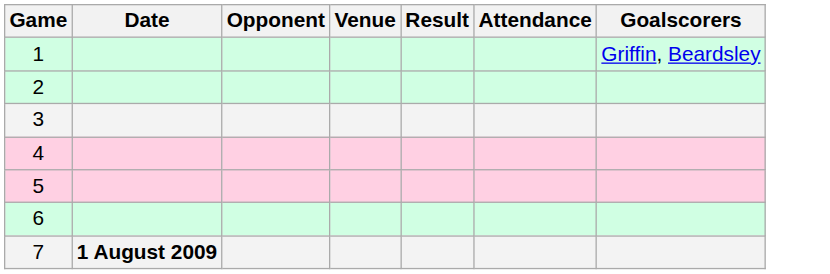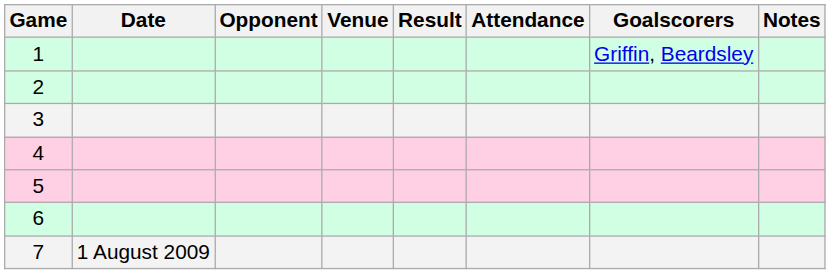+ column: (792, 20)
(147, 251) bold -> (143, 251) normal
